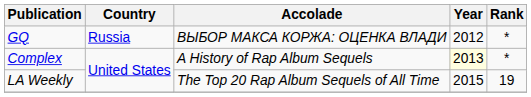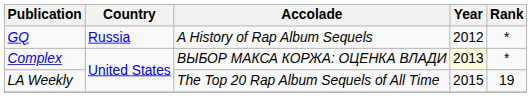(312, 37) ВЫБОР МАКСА КОРЖА: ОЦЕНКА ВЛАДИ -> (275, 37) A History of Rap Album Sequels
(275, 59) A History of Rap Album Sequels -> (312, 59) ВЫБОР МАКСА КОРЖА: ОЦЕНКА ВЛАДИ
